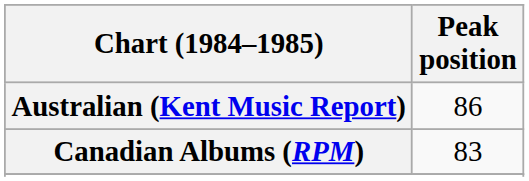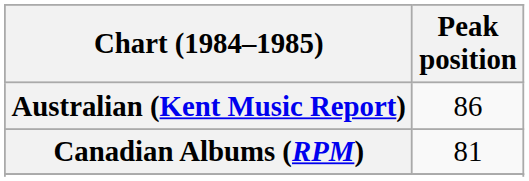(468, 151) 83 -> (468, 151) 81
